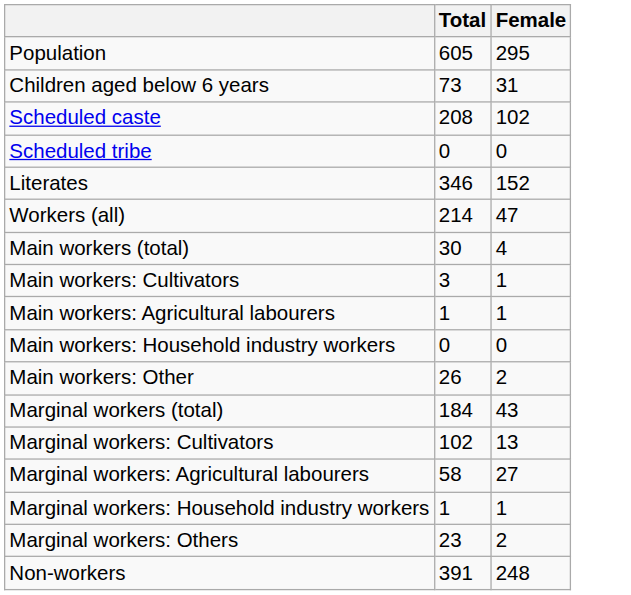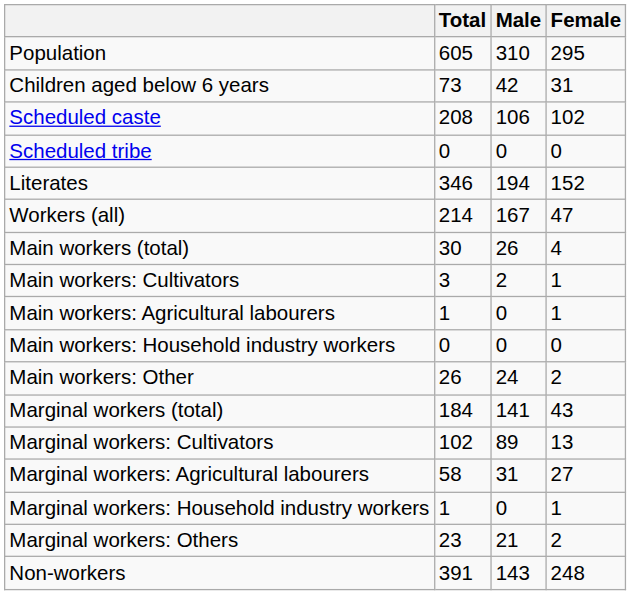+ column: (518, 20)
